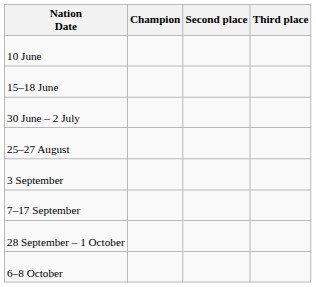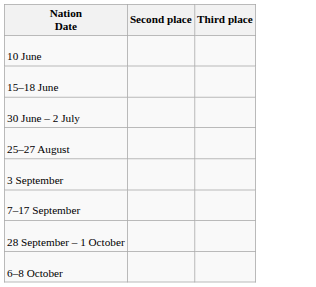- column: (155, 19)
